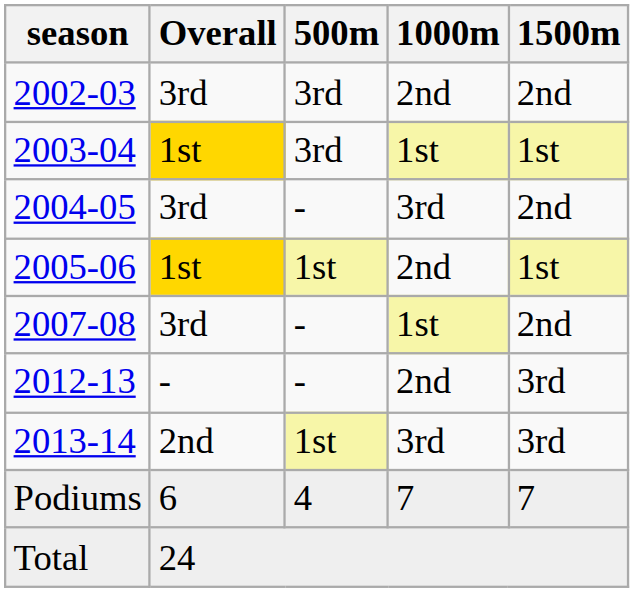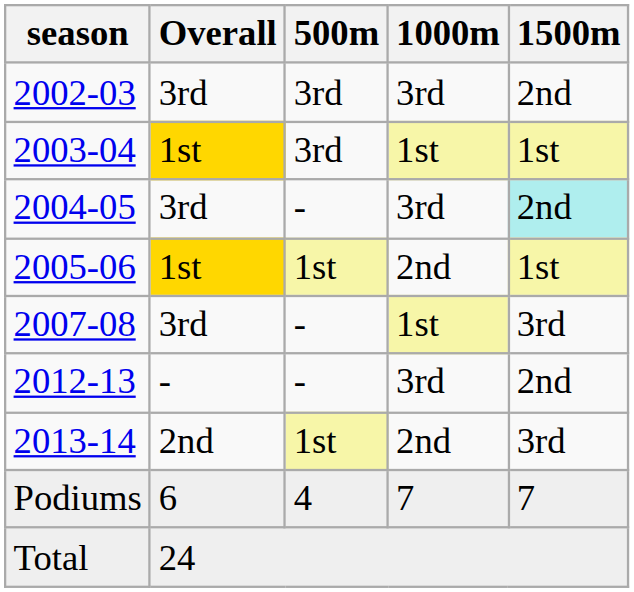(424, 91) 2nd -> (420, 91) 3rd
(544, 207) no background -> (544, 207) paleturquoise background
(544, 324) 2nd -> (541, 324) 3rd
(424, 382) 2nd -> (420, 382) 3rd
(541, 382) 3rd -> (544, 382) 2nd
(420, 440) 3rd -> (424, 440) 2nd
